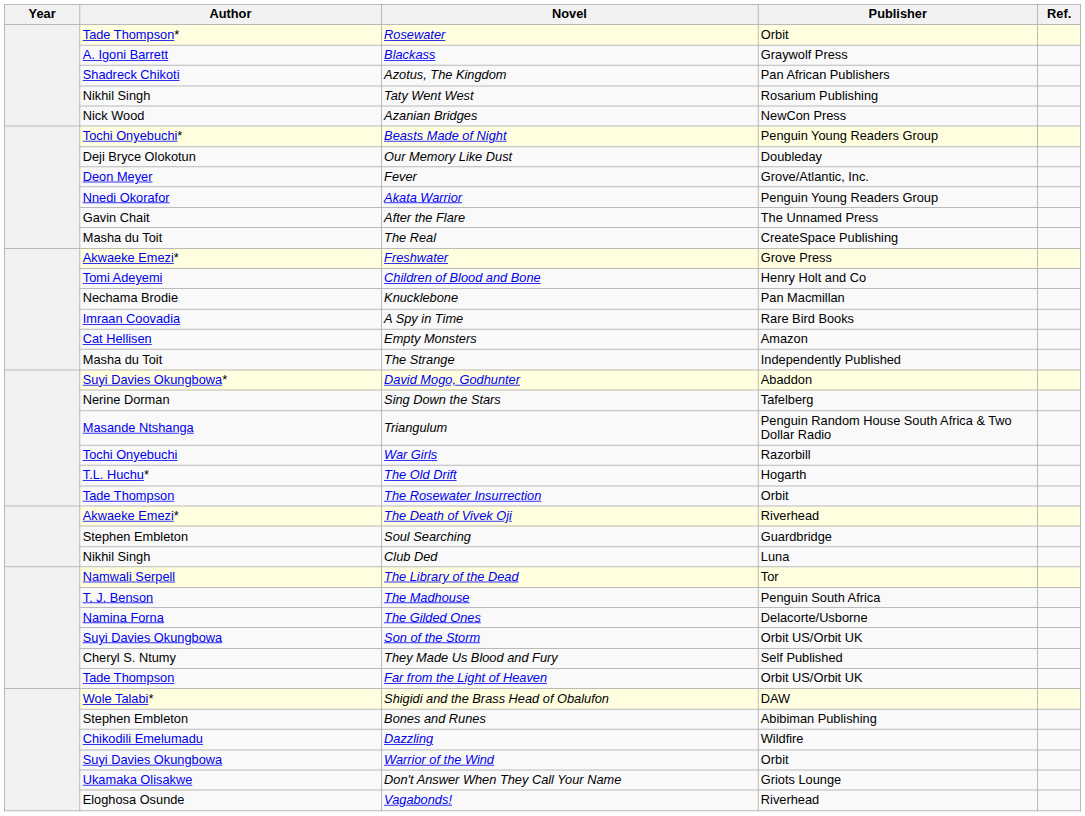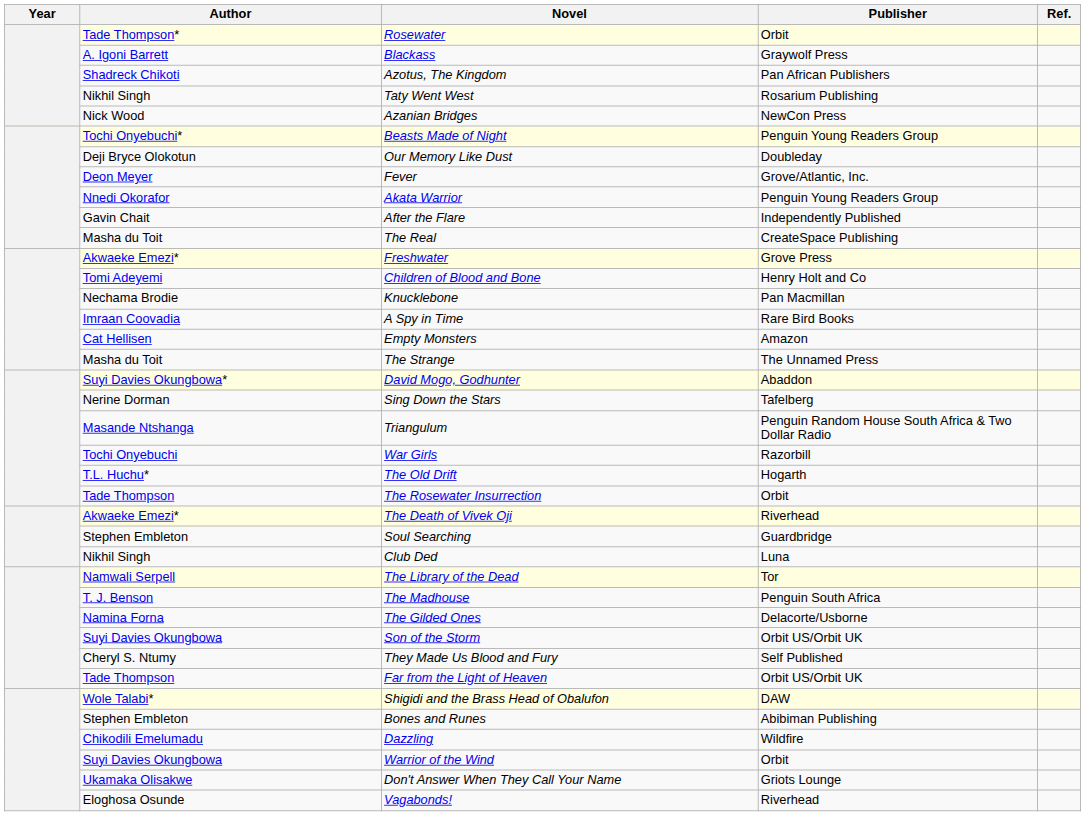(819, 217) The Unnamed Press -> (831, 217) Independently Published
(831, 359) Independently Published -> (819, 359) The Unnamed Press
